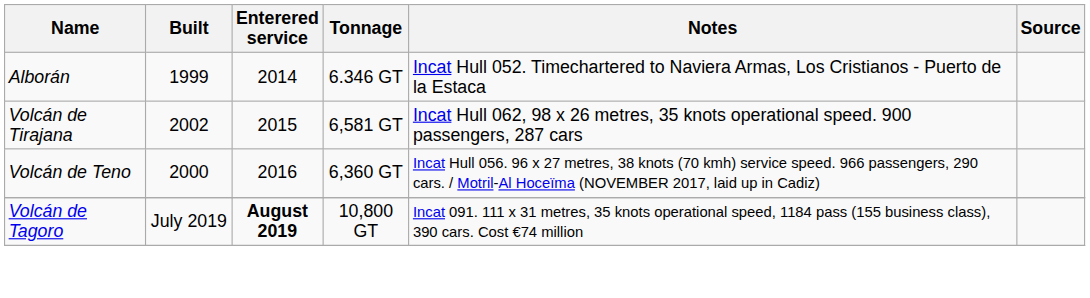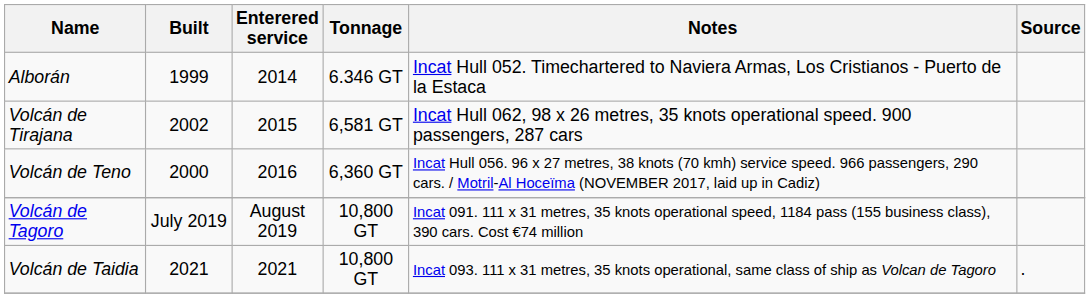(277, 221) bold -> (277, 221) normal
+ row: (74, 269)
